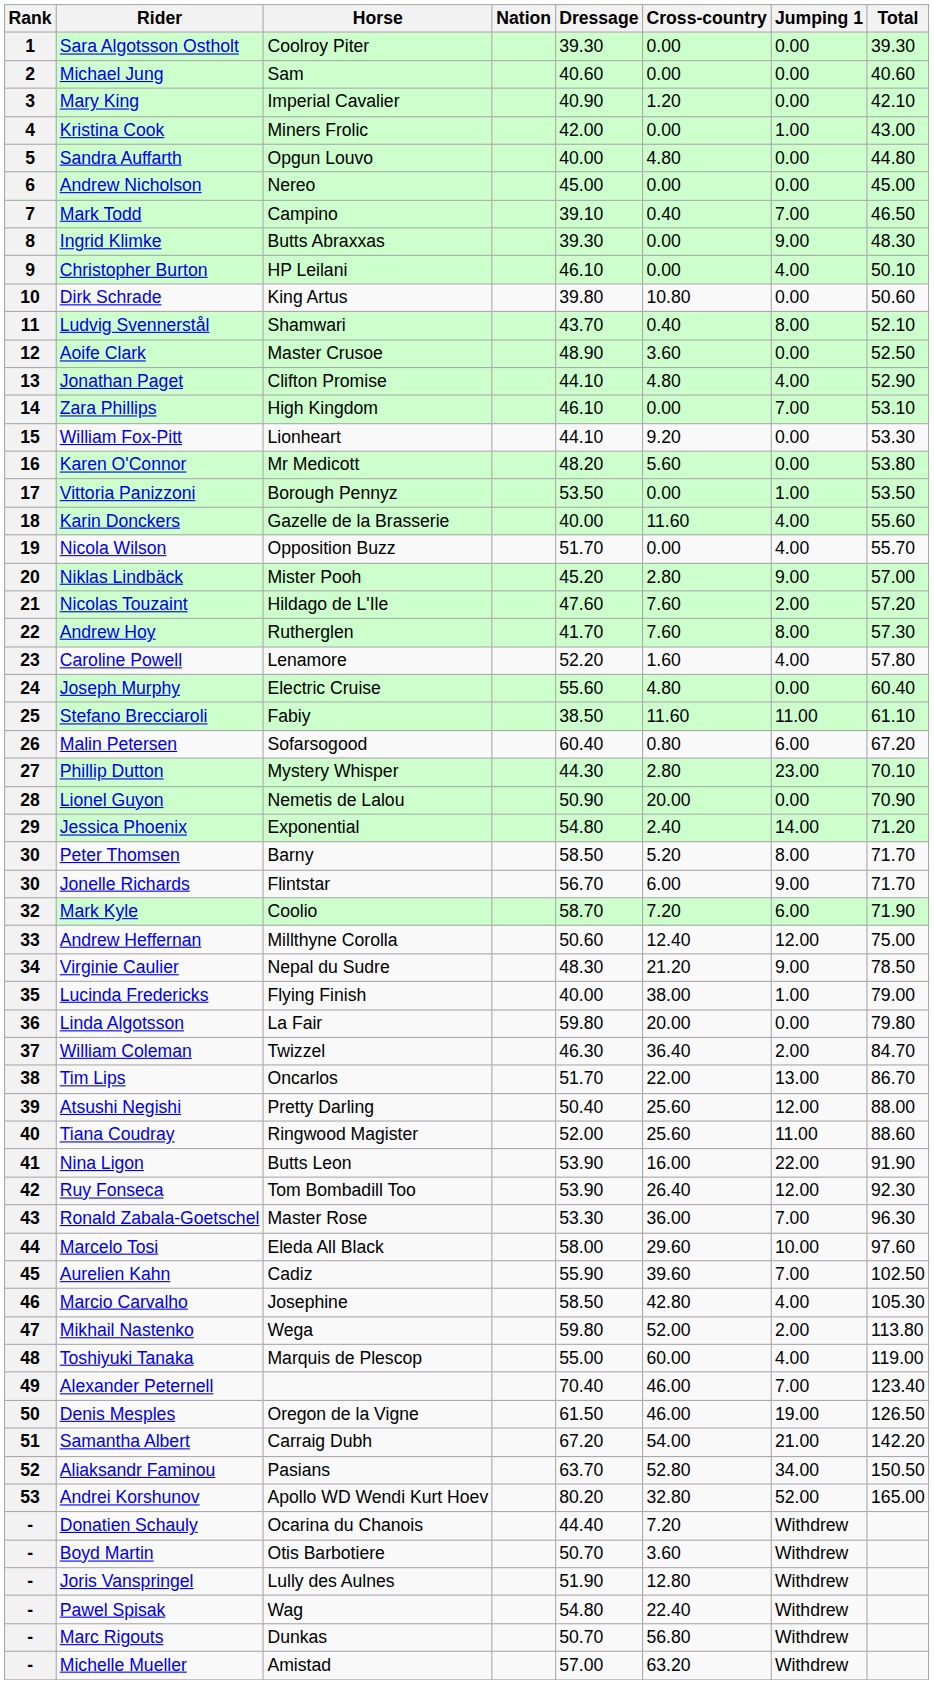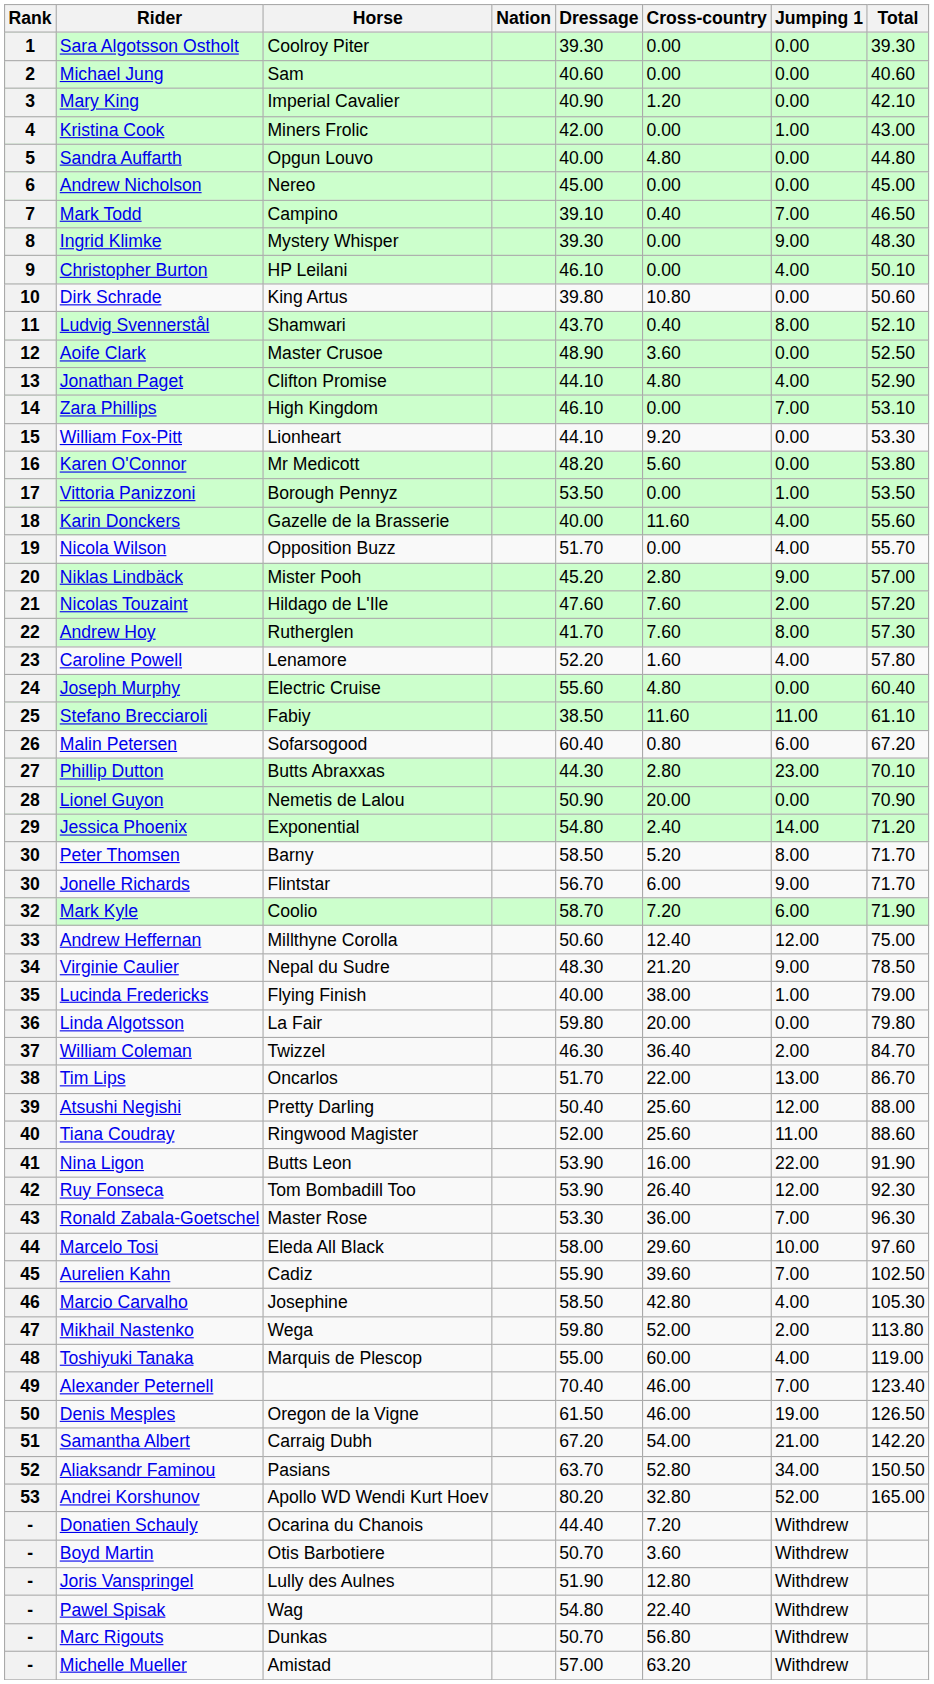(326, 241) Butts Abraxxas -> (333, 241) Mystery Whisper
(333, 772) Mystery Whisper -> (326, 772) Butts Abraxxas
